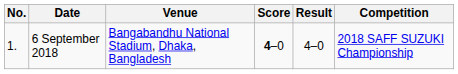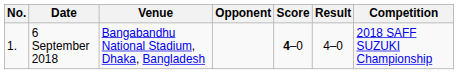+ column: (243, 13)
